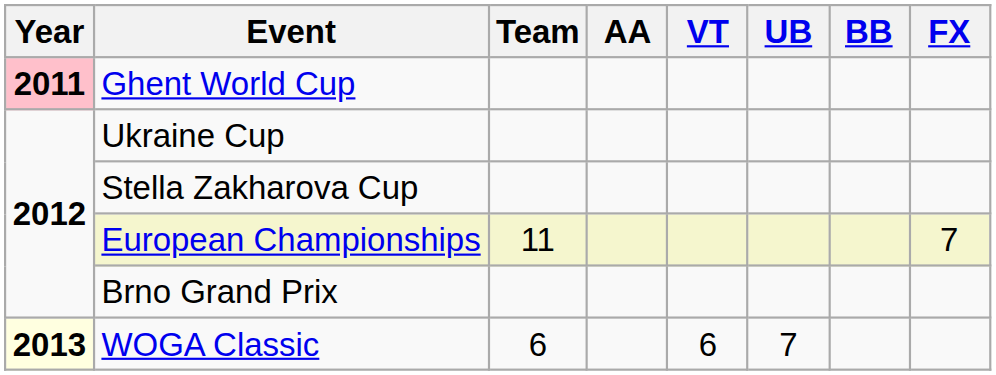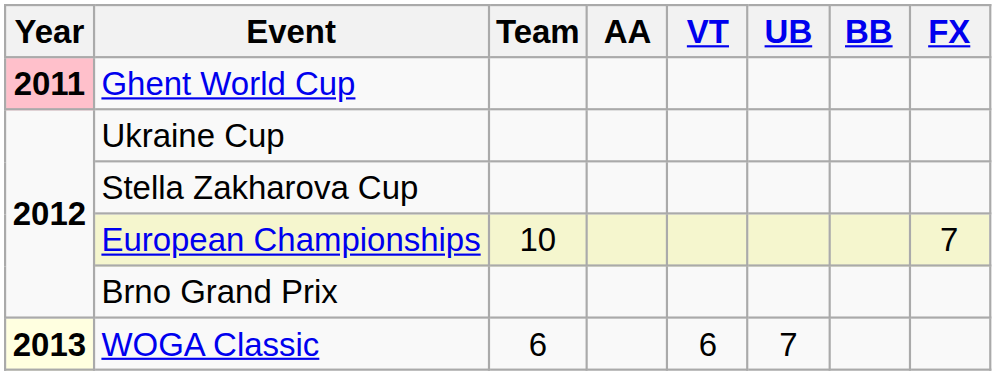(538, 240) 11 -> (538, 240) 10
